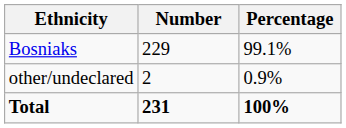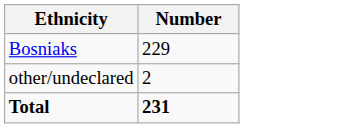- column: (290, 19)
